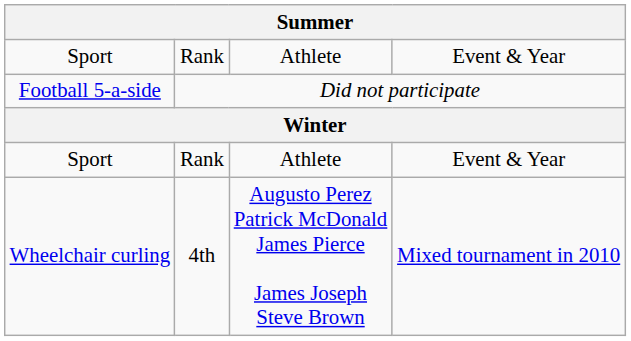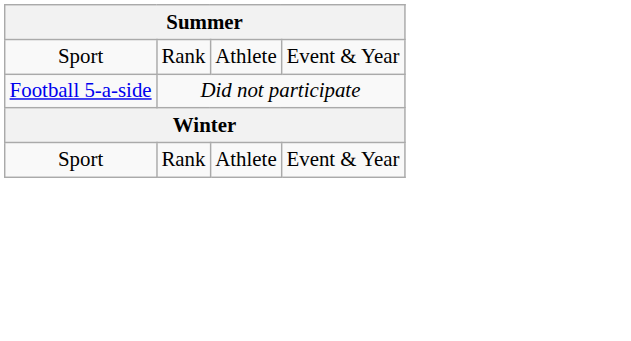- row: (90, 255)
